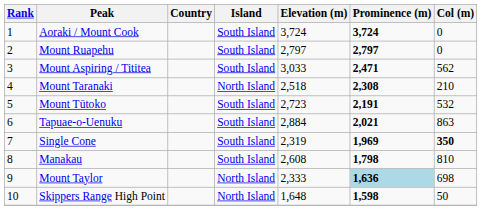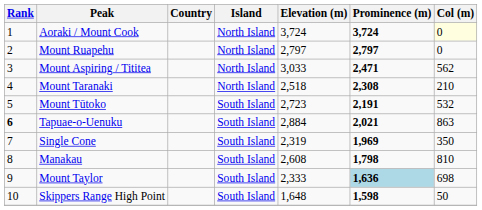(246, 31) South Island -> (246, 31) North Island
(440, 31) no background -> (440, 31) lightyellow background
(246, 50) South Island -> (246, 50) North Island
(246, 68) South Island -> (246, 68) North Island
(10, 123) normal -> (10, 123) bold
(445, 141) bold -> (445, 141) normal
(246, 178) North Island -> (246, 178) South Island
(246, 196) North Island -> (246, 196) South Island
